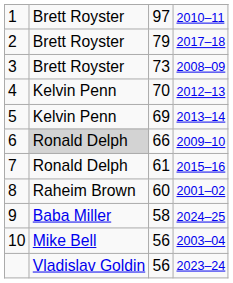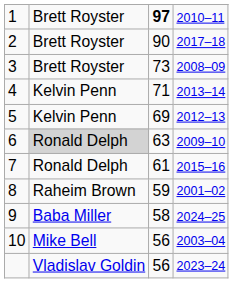(161, 16) normal -> (161, 16) bold
(161, 41) 79 -> (161, 41) 90
(161, 91) 70 -> (161, 91) 71
(201, 92) 2012–13 -> (201, 92) 2013–14
(201, 116) 2013–14 -> (201, 116) 2012–13
(161, 141) 66 -> (161, 141) 63
(161, 191) 60 -> (161, 191) 59
